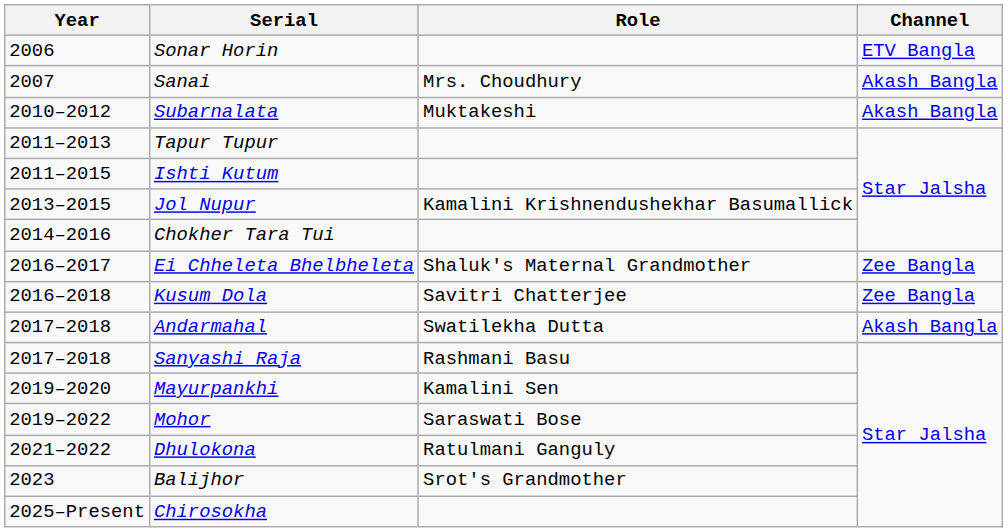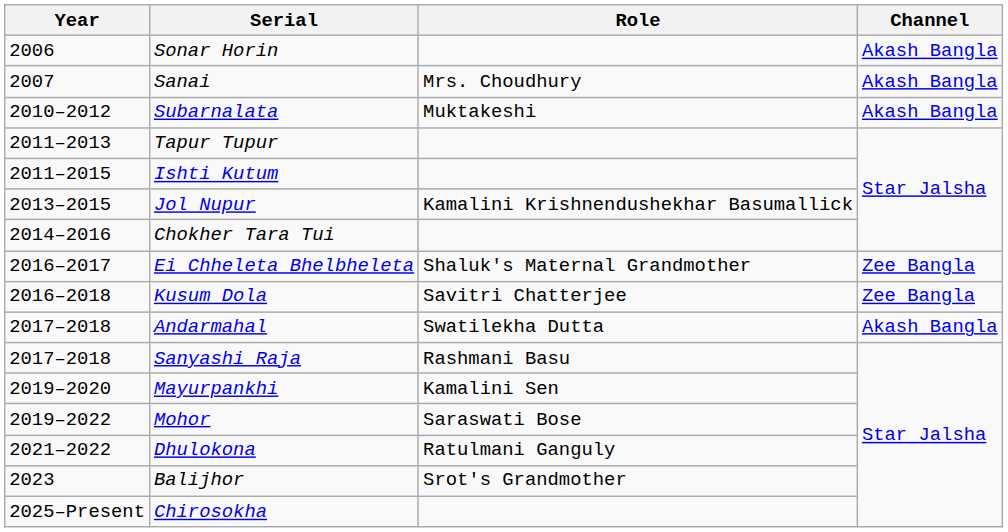(918, 51) ETV Bangla -> (930, 51) Akash Bangla
